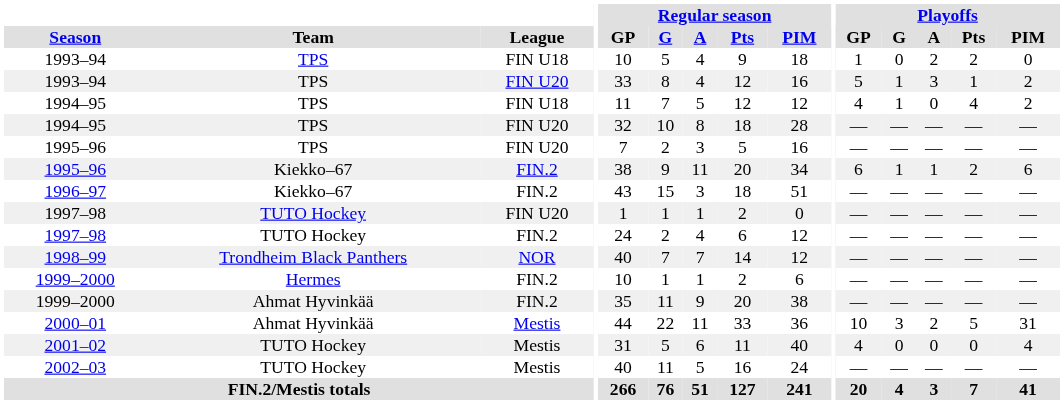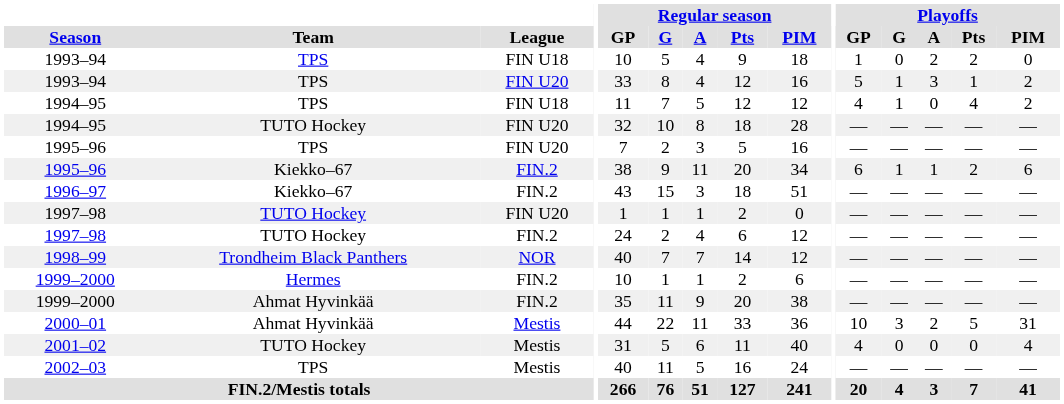(313, 124) TPS -> (313, 124) TUTO Hockey
(313, 366) TUTO Hockey -> (313, 366) TPS
